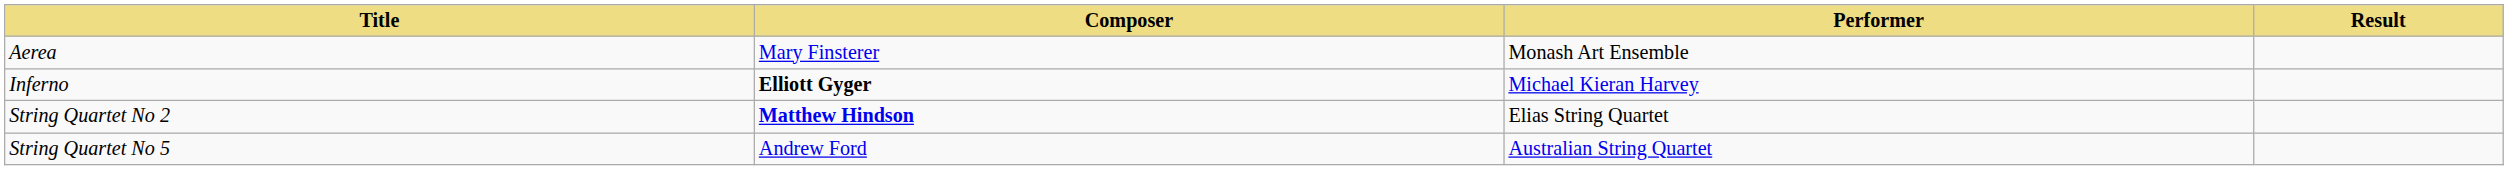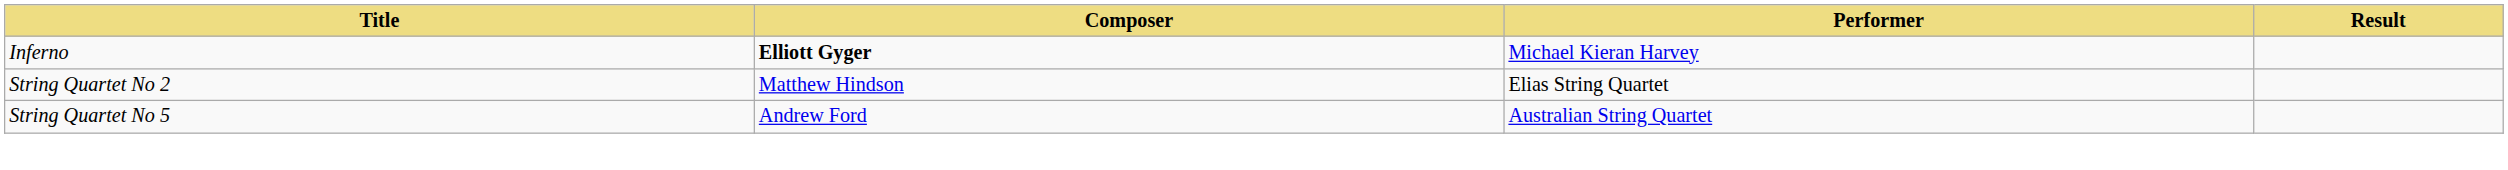- row: (33, 52)
(836, 116) bold -> (831, 84) normal
